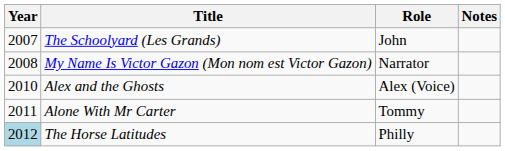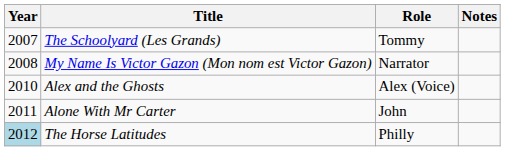(393, 39) John -> (402, 39) Tommy
(402, 110) Tommy -> (393, 110) John
